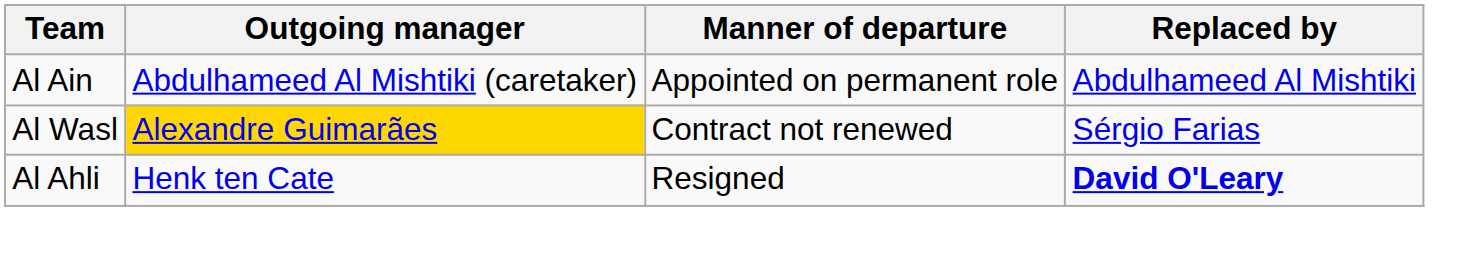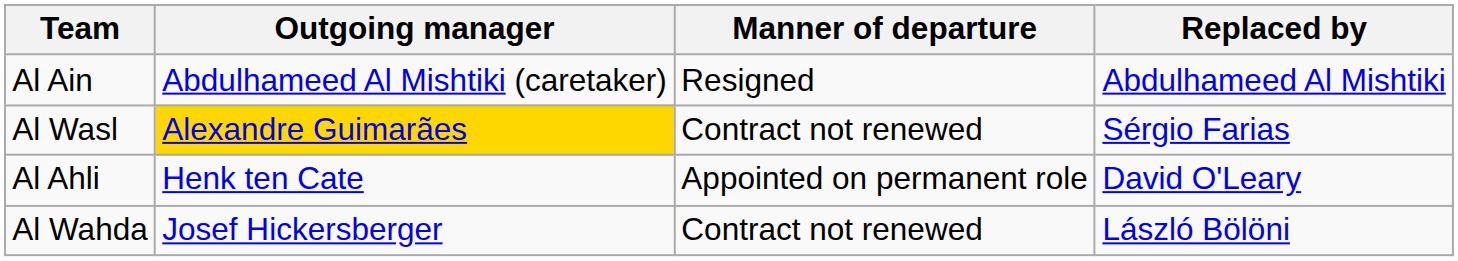(855, 79) Appointed on permanent role -> (748, 79) Resigned
(718, 179) Resigned -> (885, 179) Appointed on permanent role
(1178, 179) bold -> (1202, 179) normal
+ row: (80, 229)
